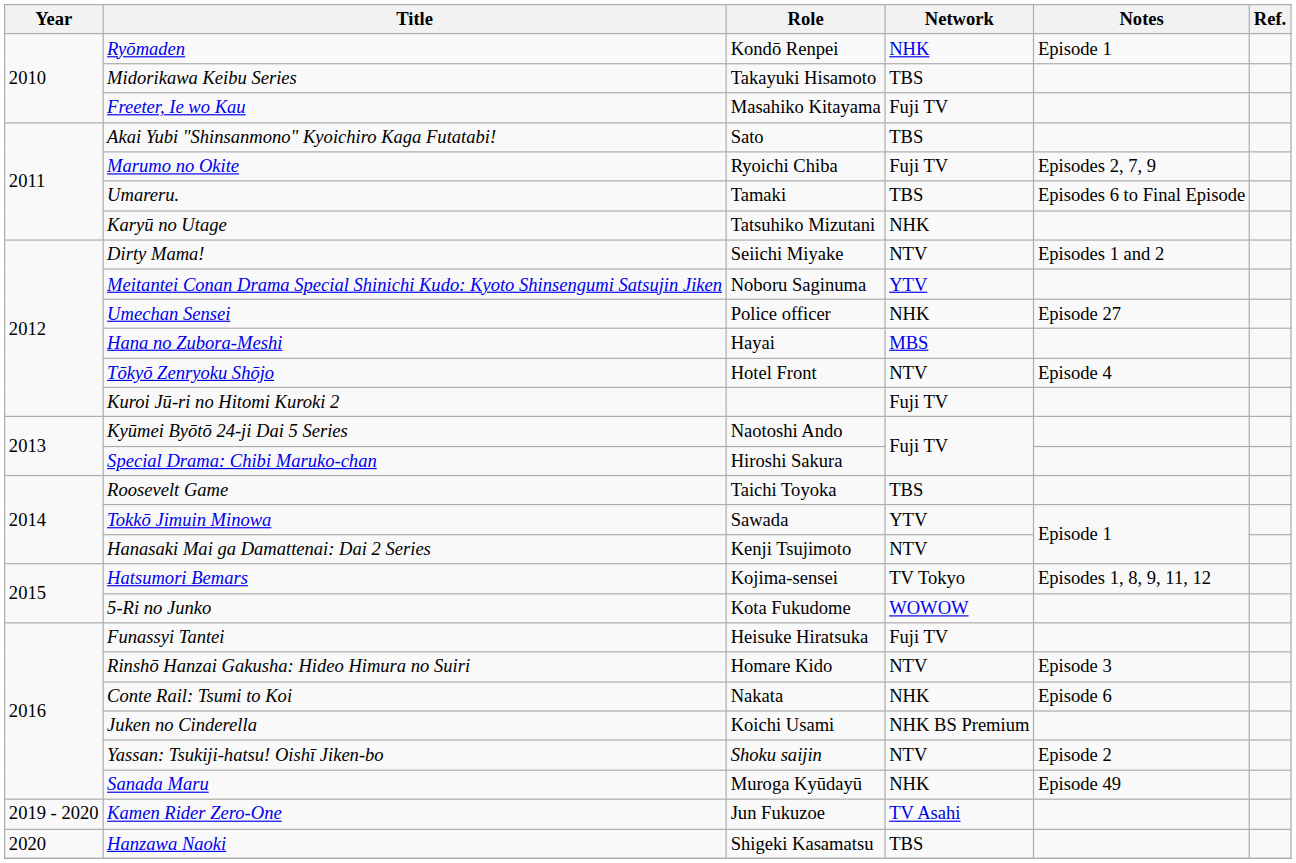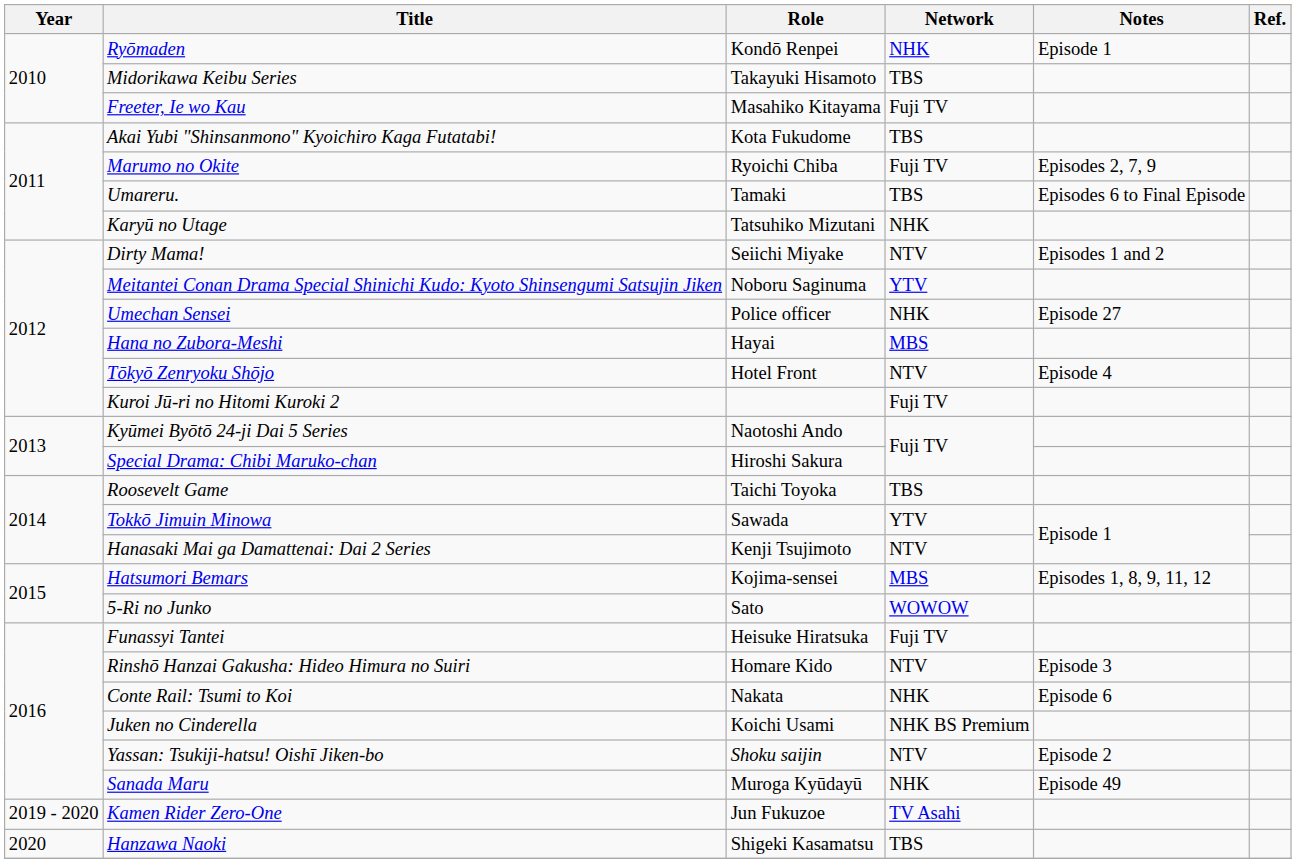(747, 136) Sato -> (791, 136) Kota Fukudome
(927, 578) TV Tokyo -> (909, 578) MBS
(791, 607) Kota Fukudome -> (747, 607) Sato
